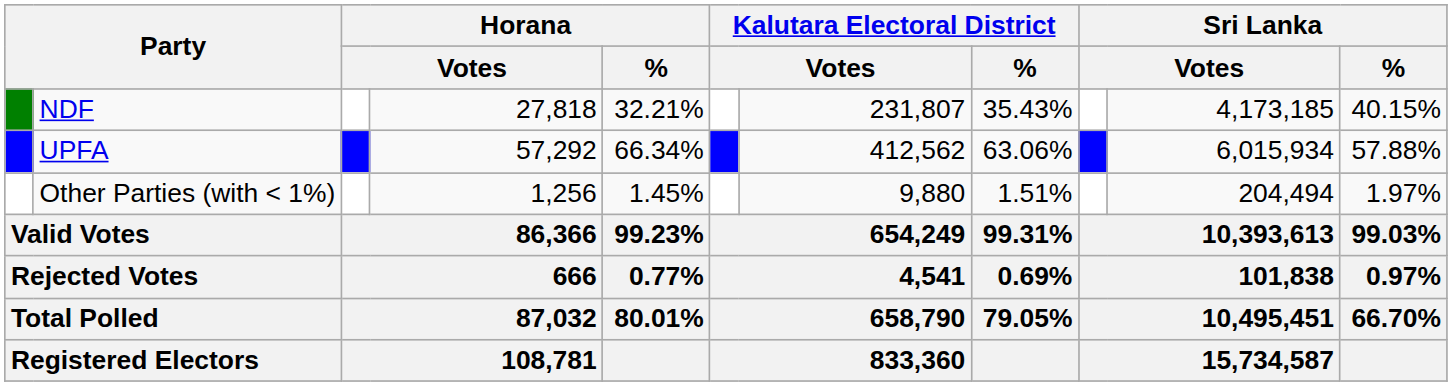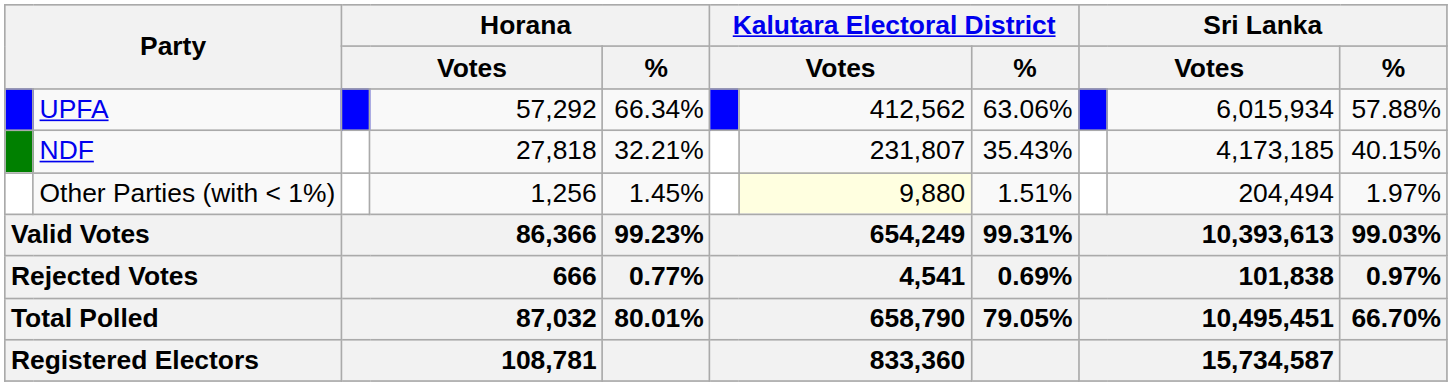rows swapped: (74, 151) <-> (67, 109)
(932, 192) no background -> (932, 192) lightyellow background
